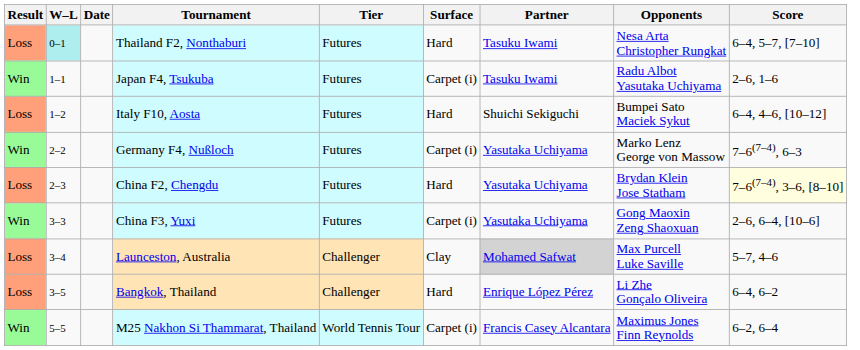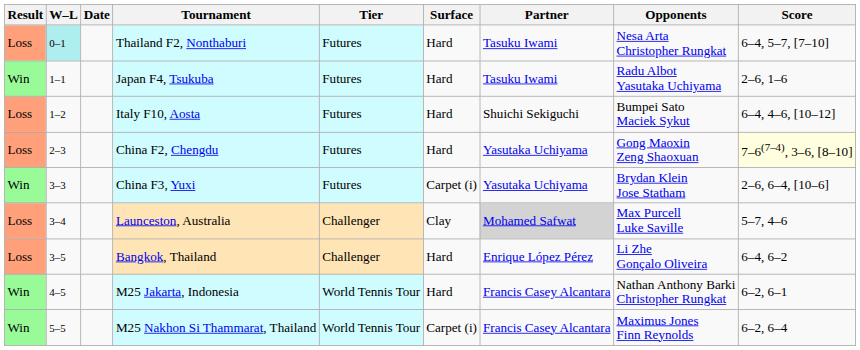(452, 78) Carpet (i) -> (439, 78) Hard
- row: (175, 149)
(652, 185) Brydan Klein Jose Statham -> (658, 149) Gong Maoxin Zeng Shaoxuan
(658, 220) Gong Maoxin Zeng Shaoxuan -> (652, 185) Brydan Klein Jose Statham
+ row: (177, 292)
